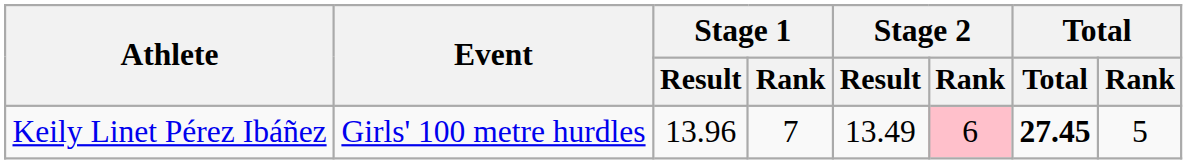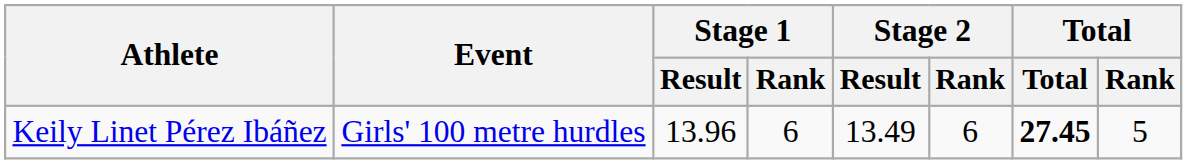(791, 132) 7 -> (791, 132) 6
(970, 132) pink background -> (970, 132) no background
